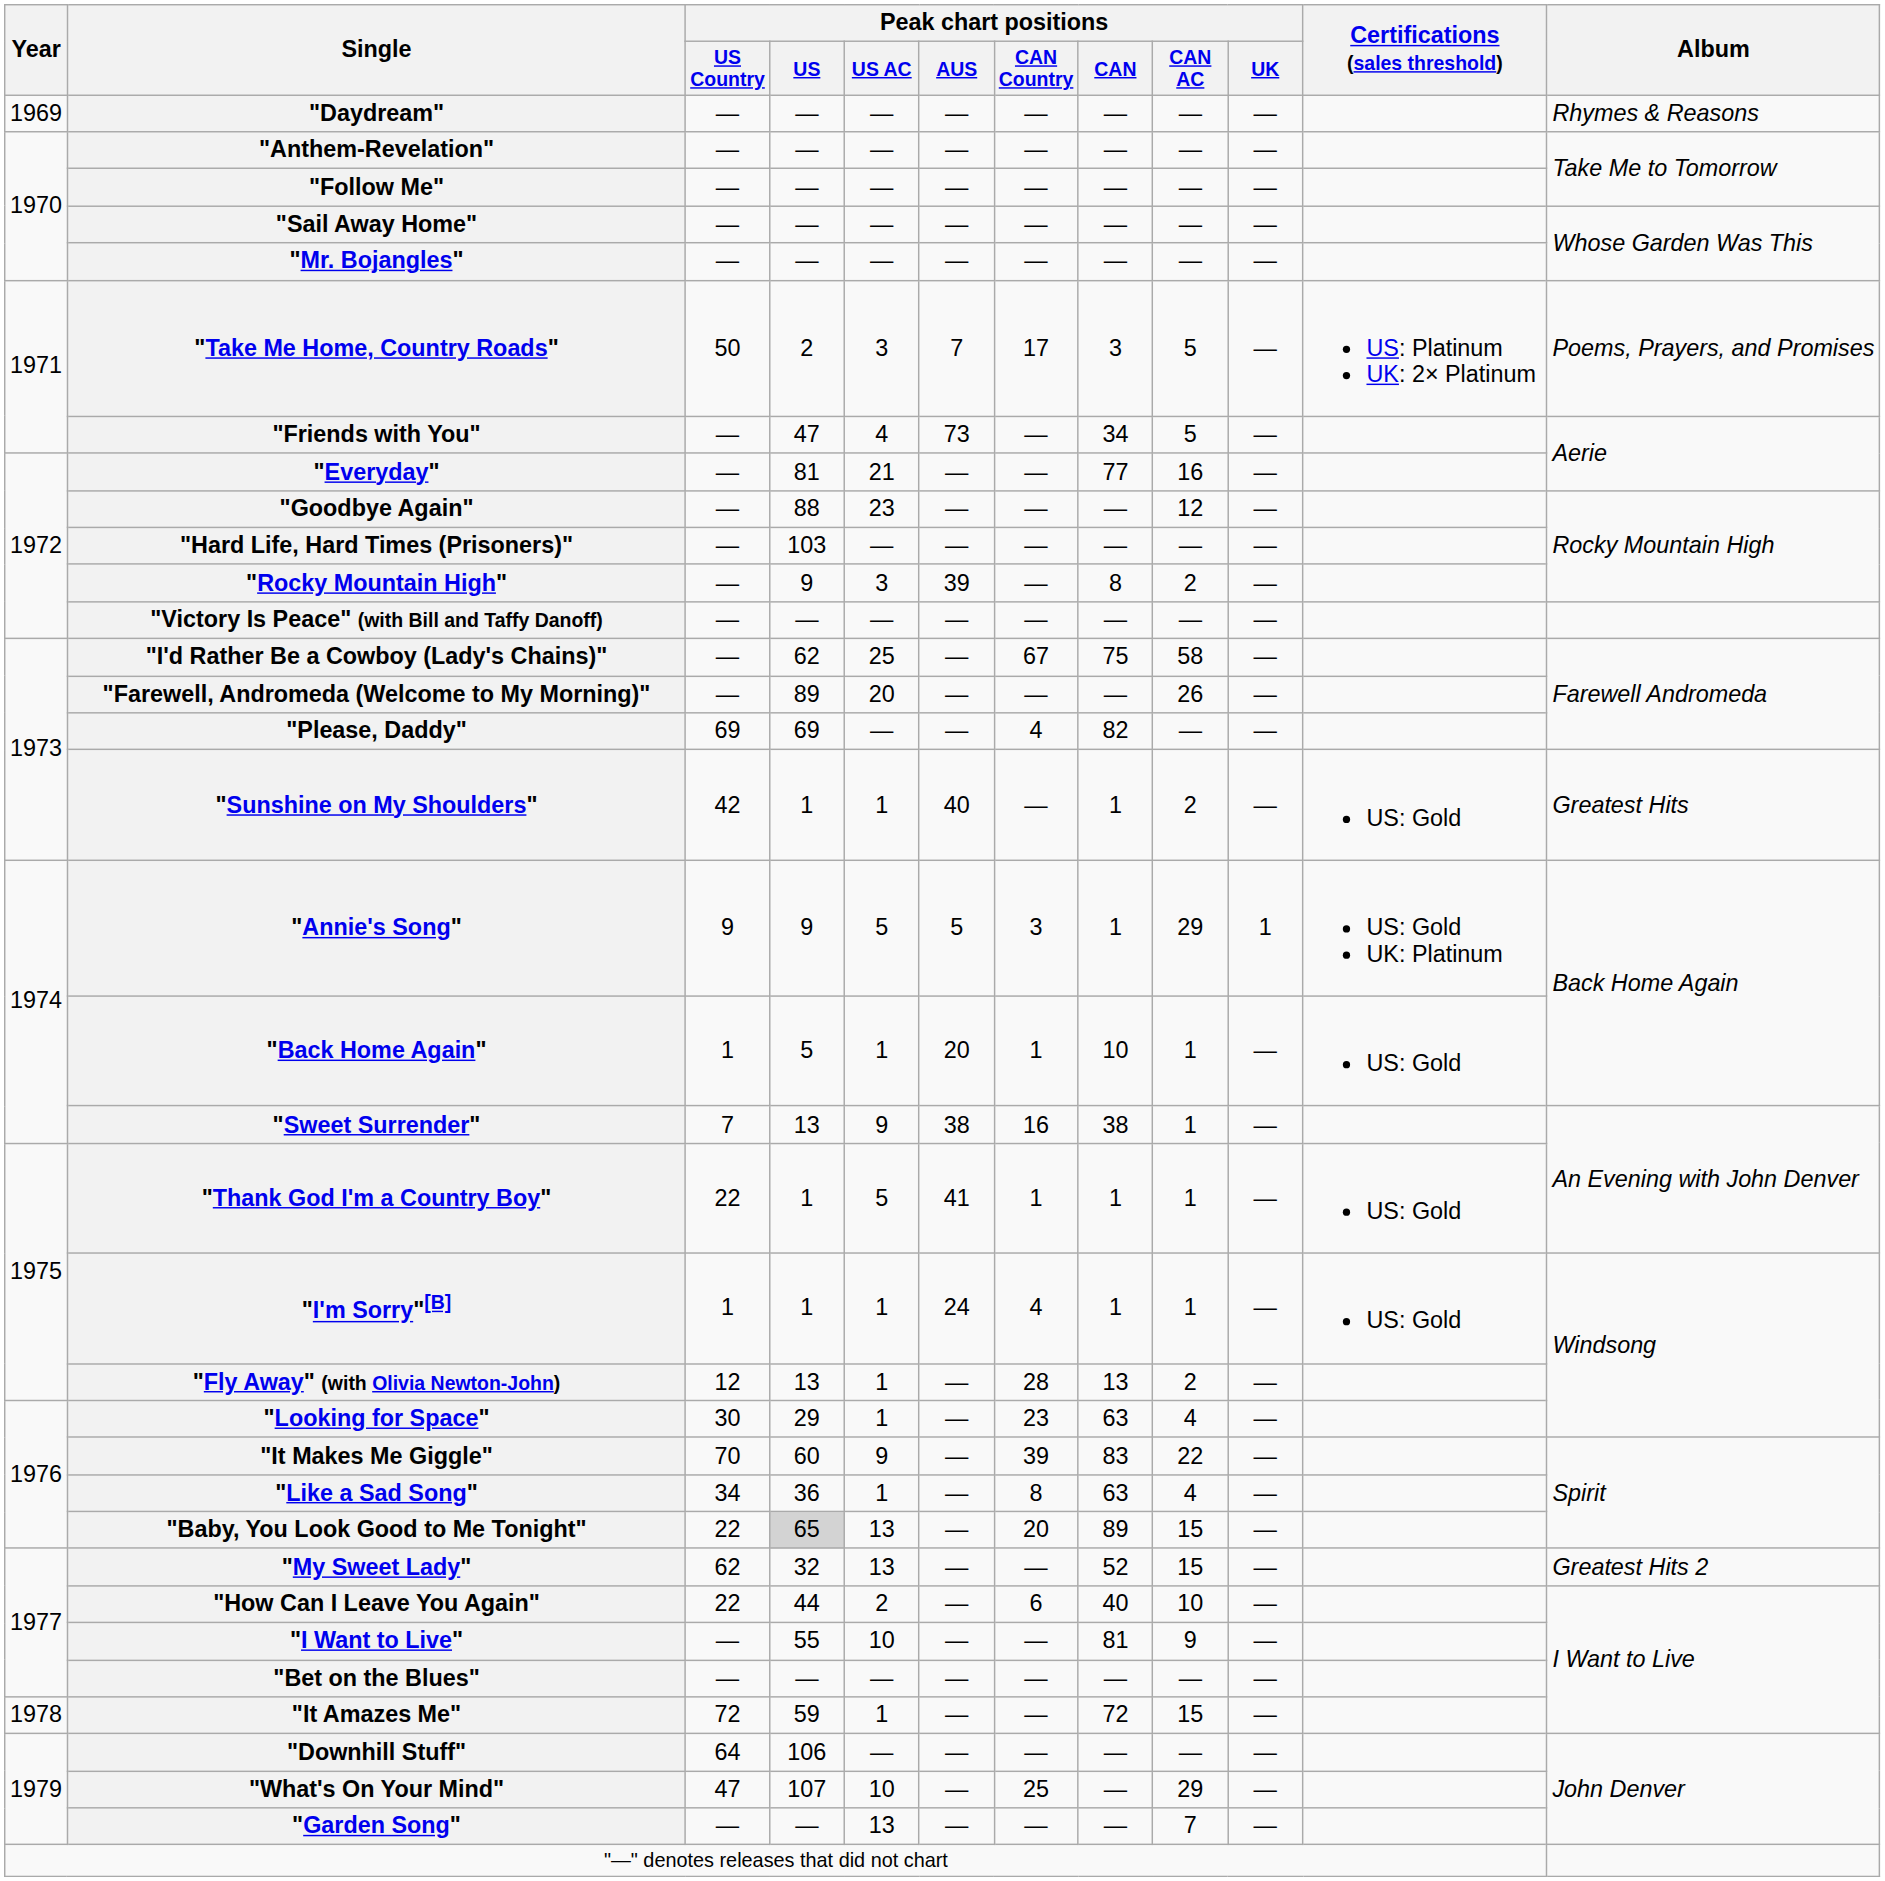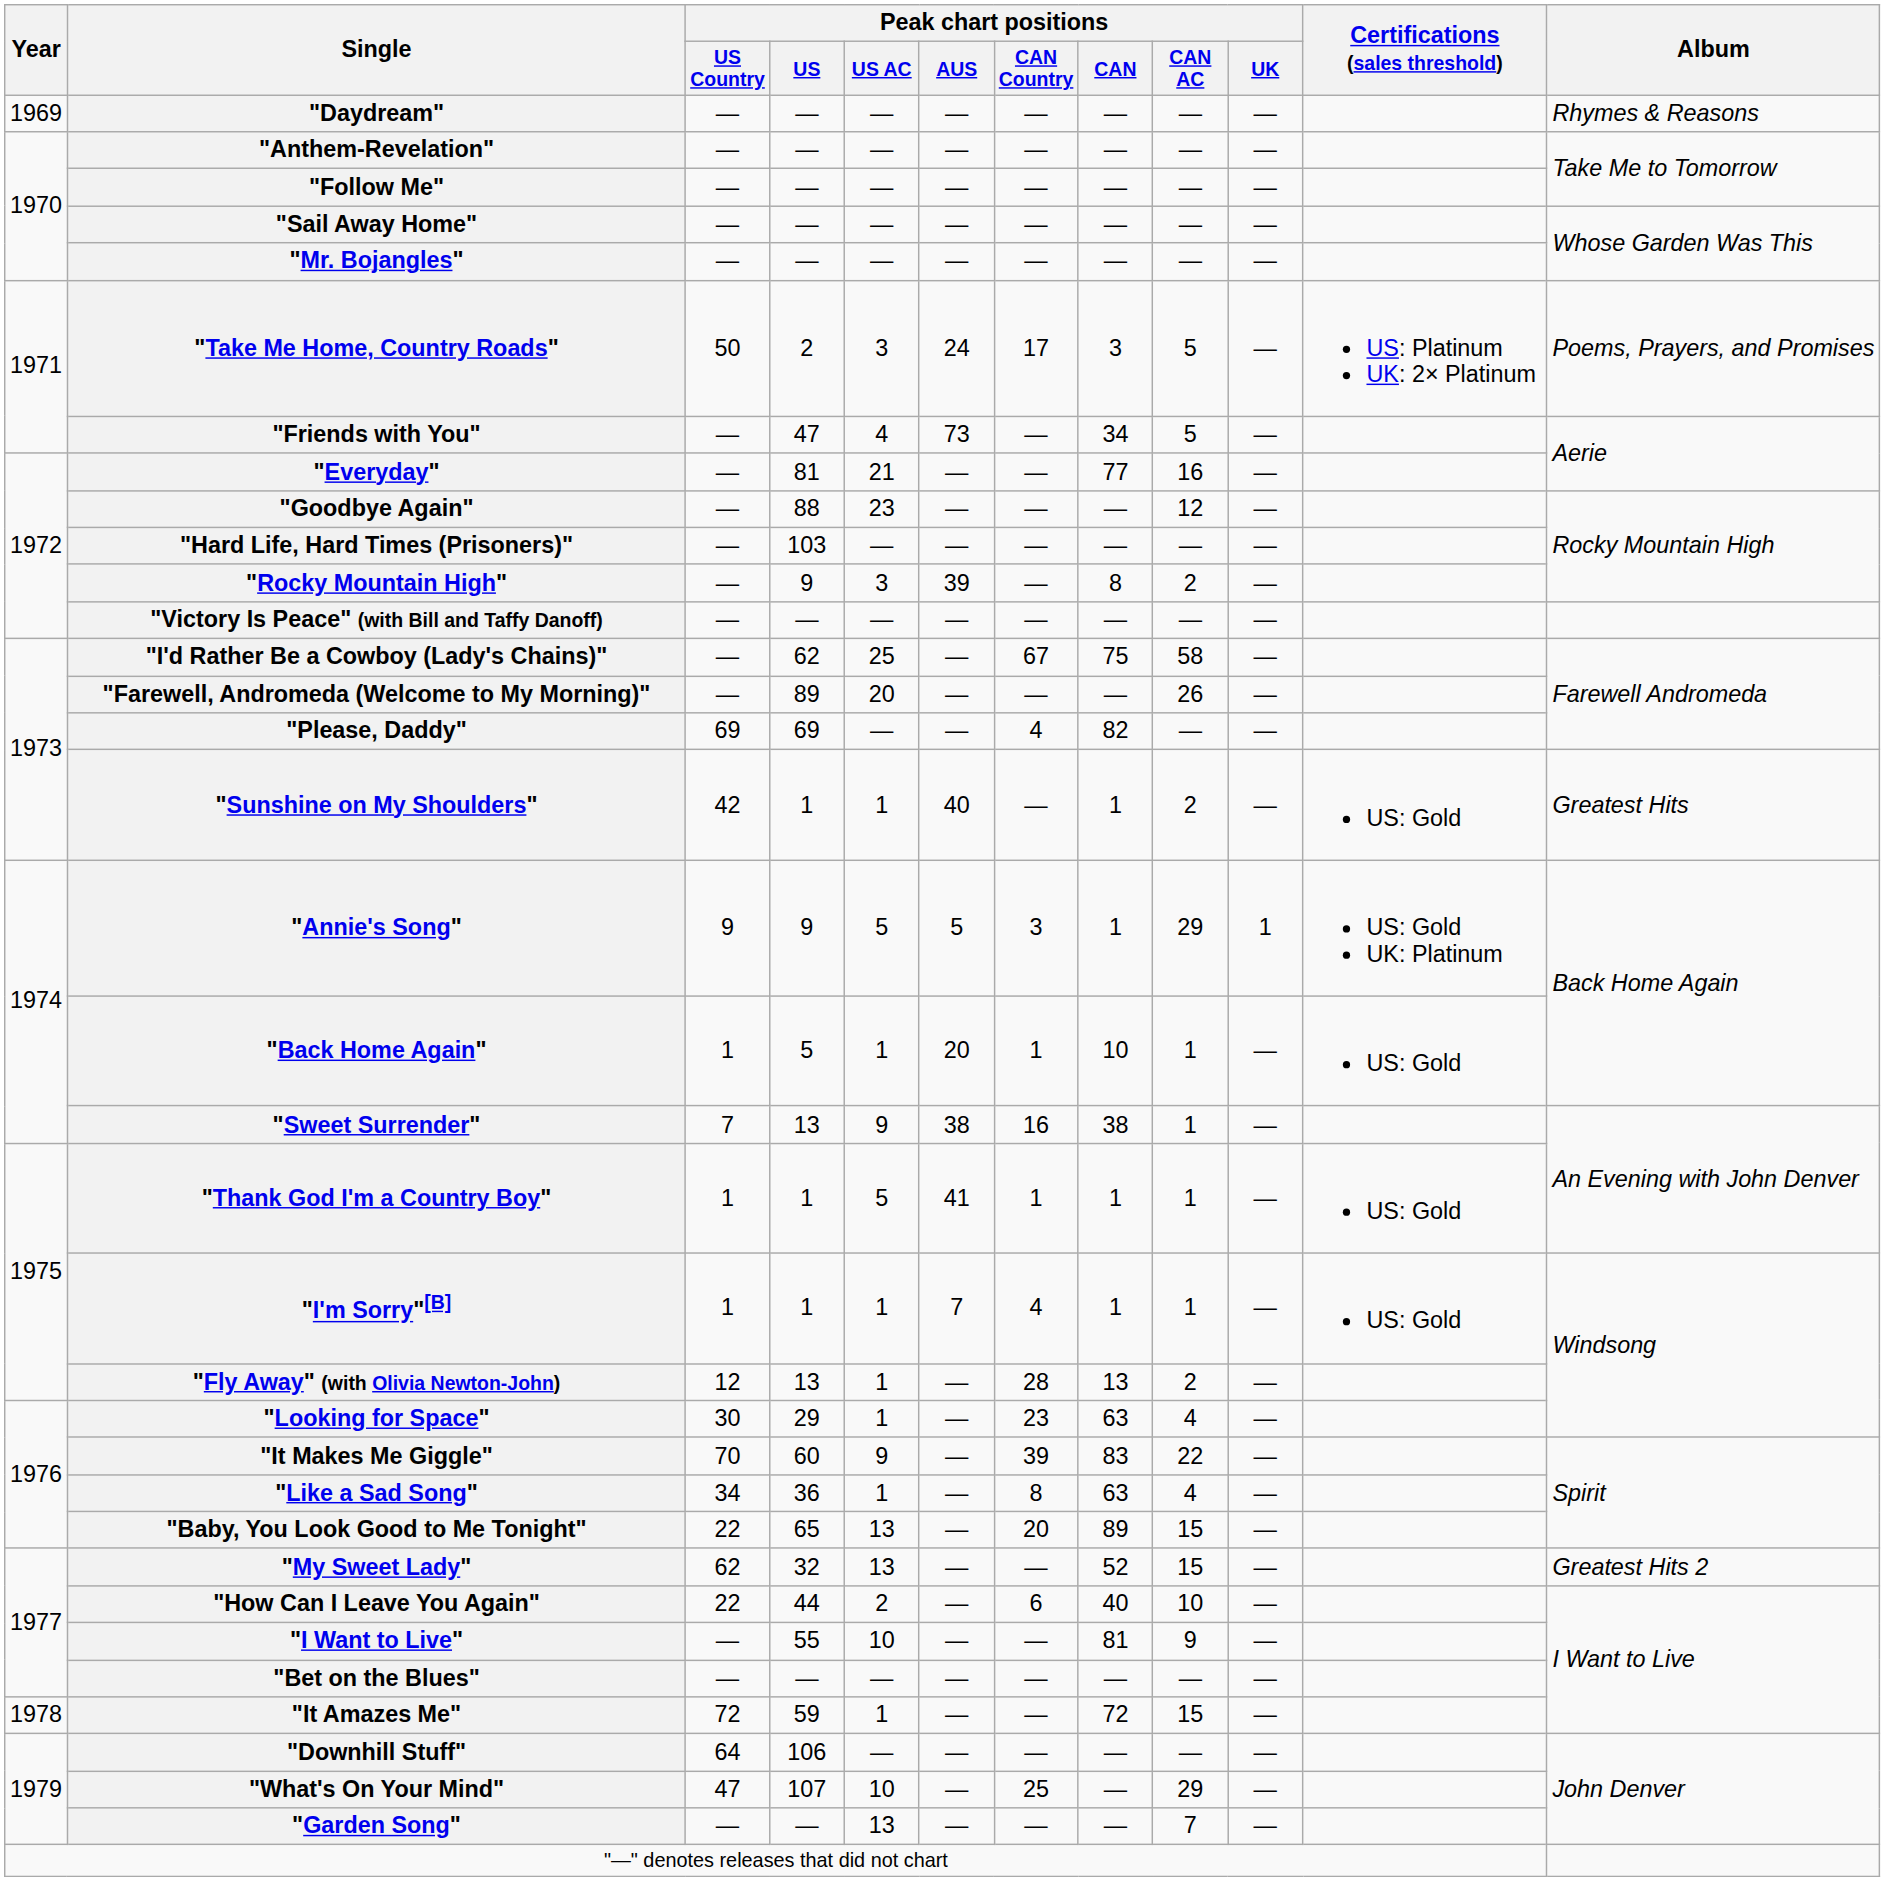(957, 347) 7 -> (957, 347) 24
(727, 1198) 22 -> (727, 1198) 1
(957, 1308) 24 -> (957, 1308) 7
(807, 1529) lightgrey background -> (807, 1529) no background
